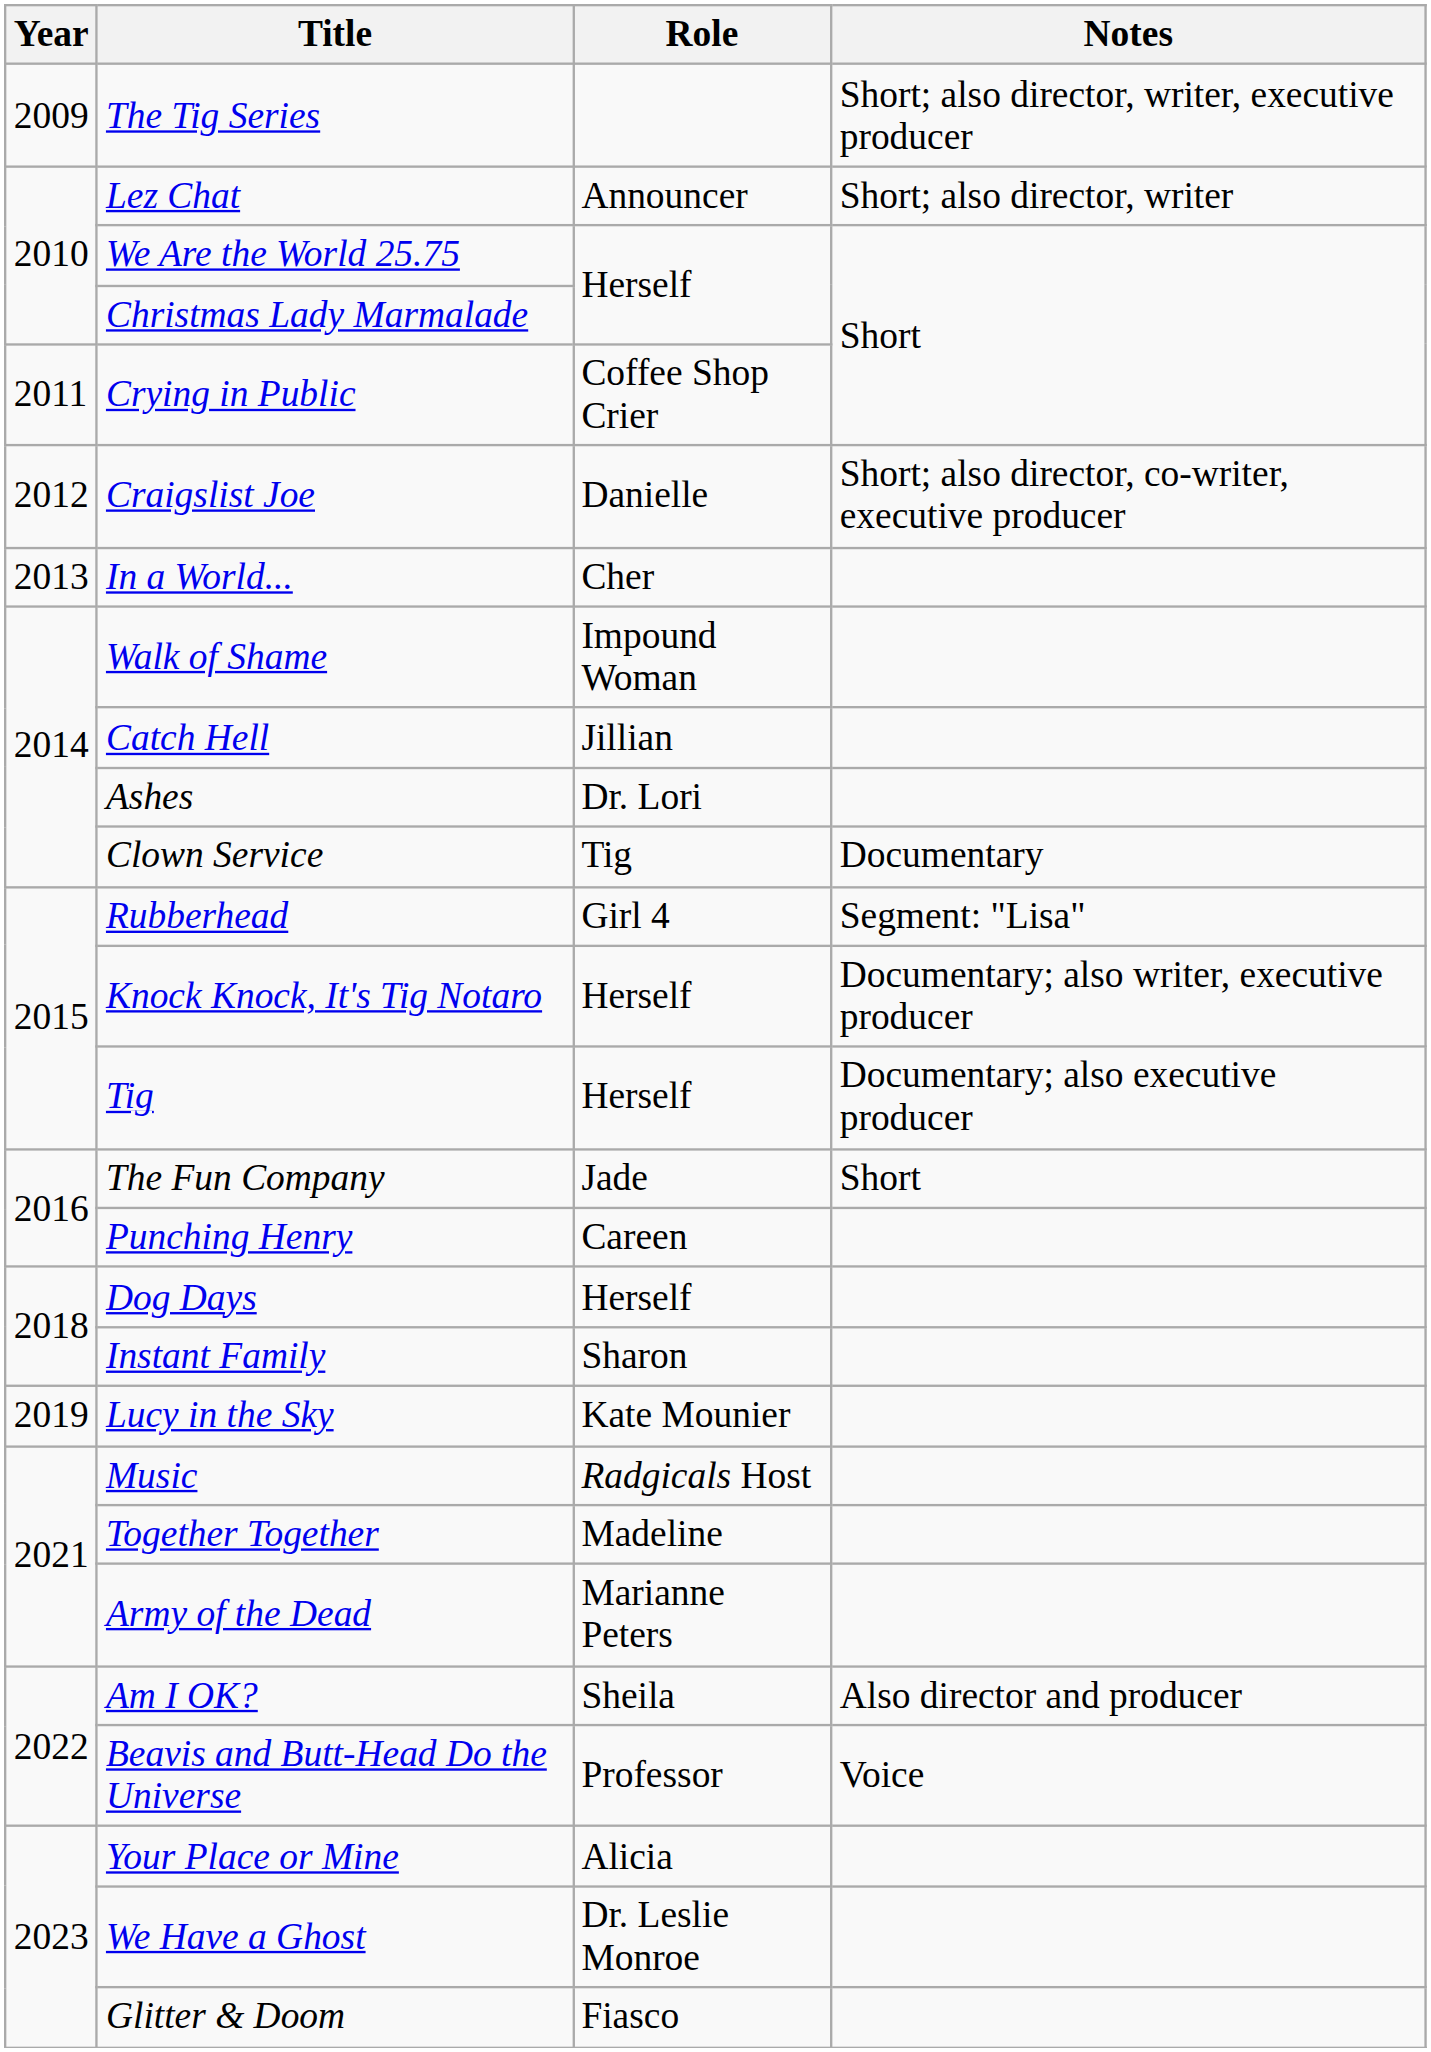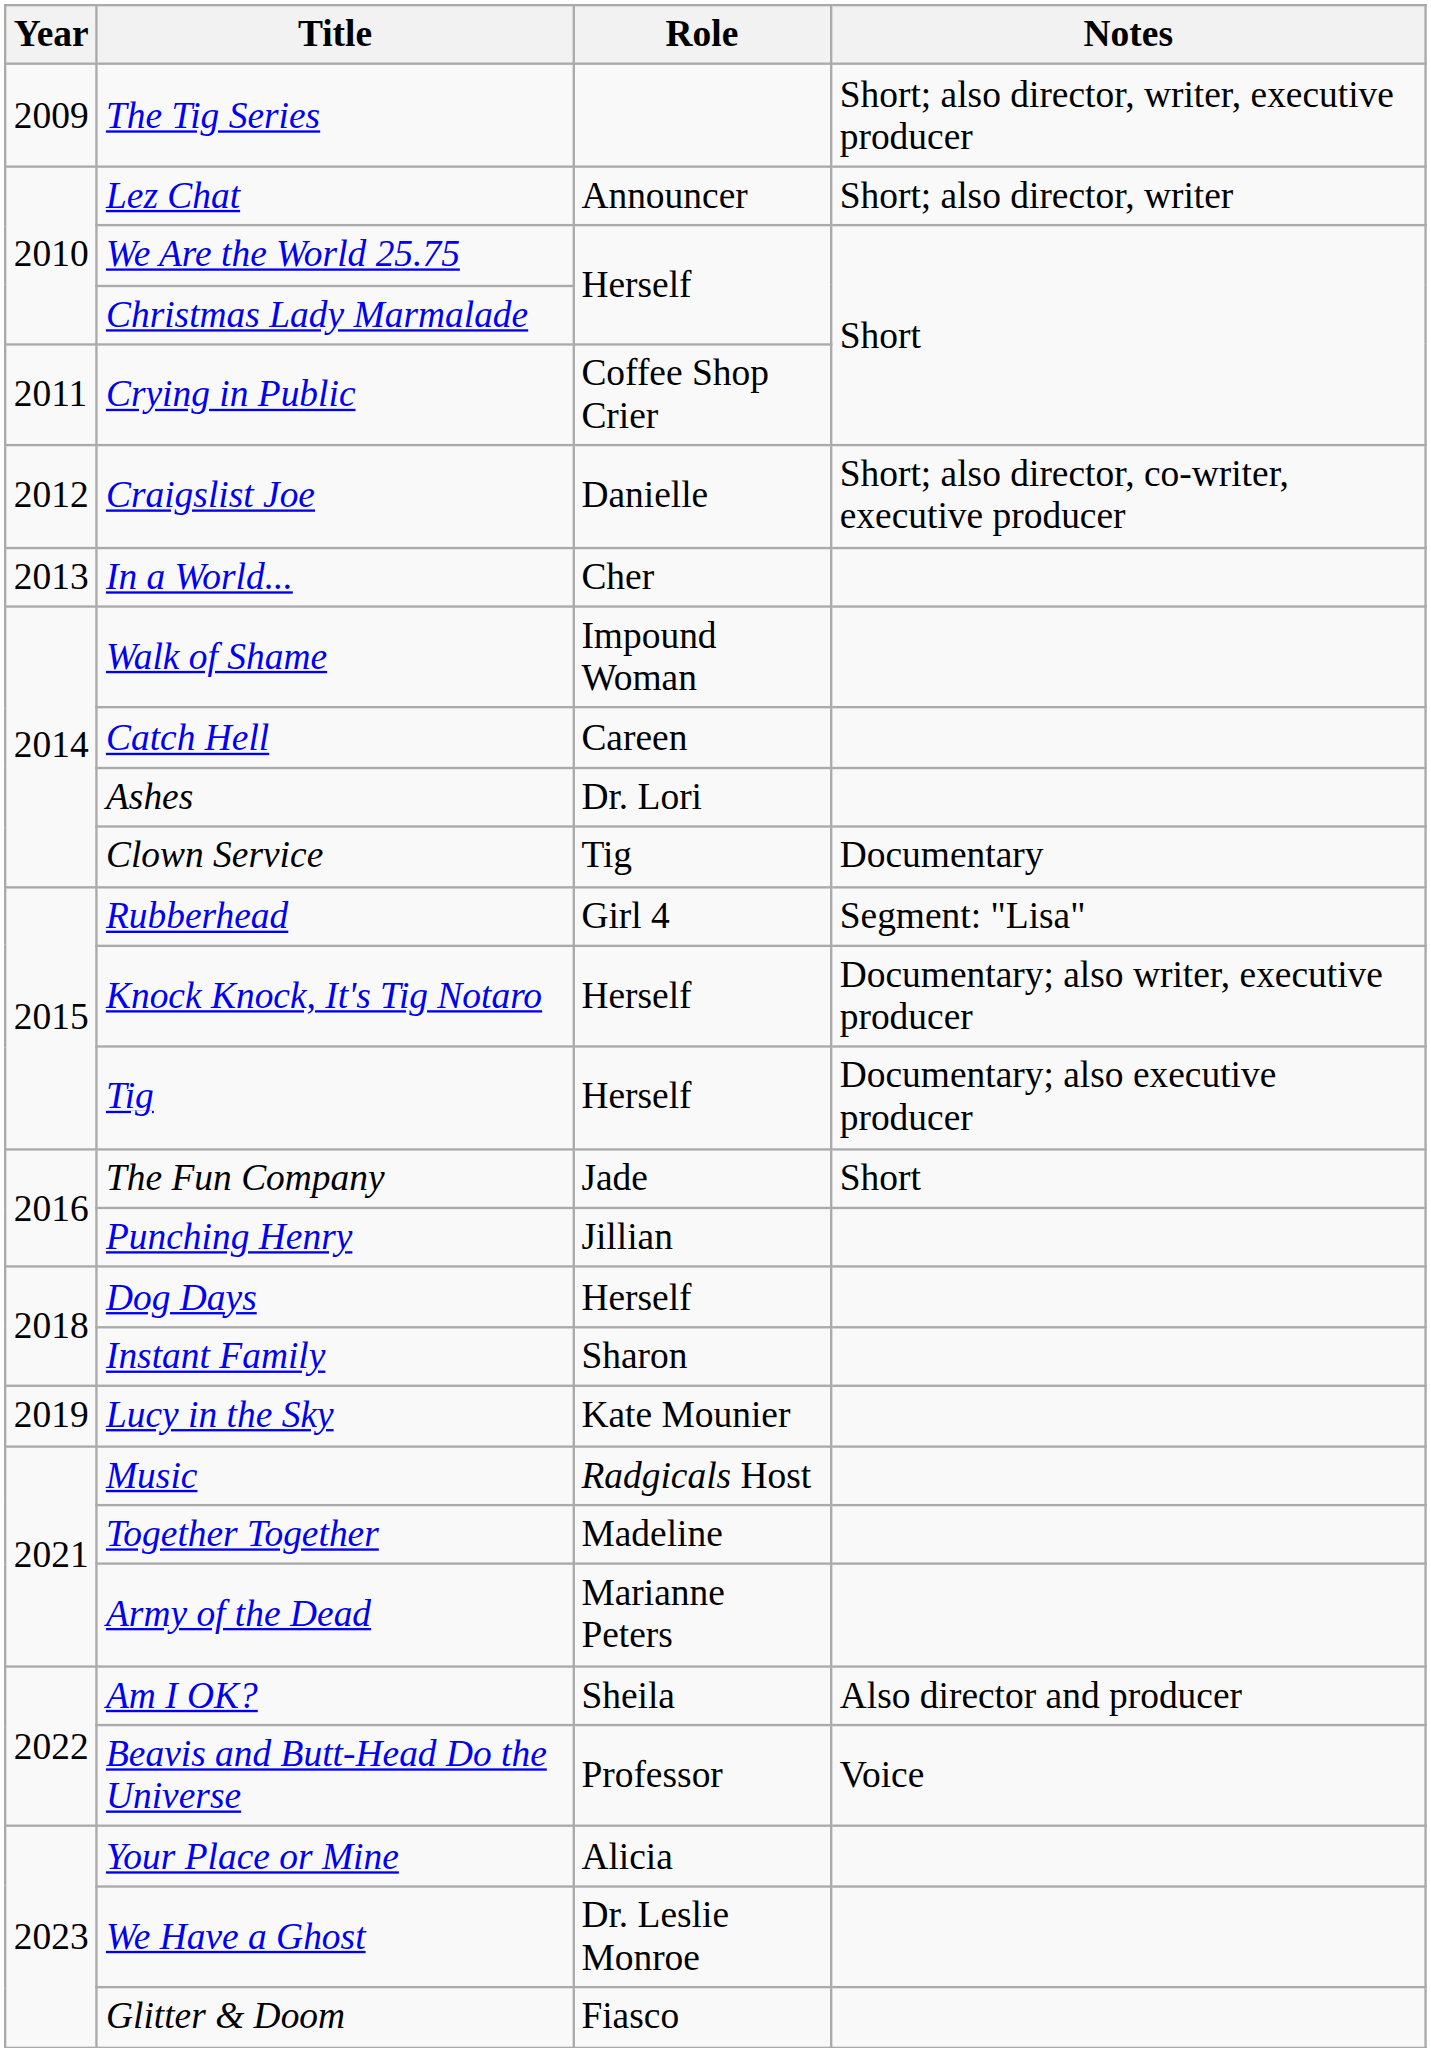(627, 737) Jillian -> (634, 737) Careen
(634, 1236) Careen -> (627, 1236) Jillian
